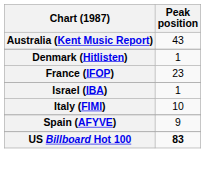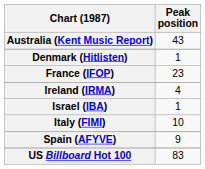+ row: (80, 90)
(178, 139) bold -> (178, 156) normal
